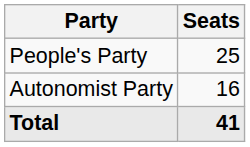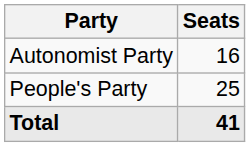rows swapped: (78, 55) <-> (91, 89)
